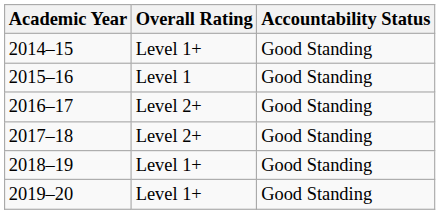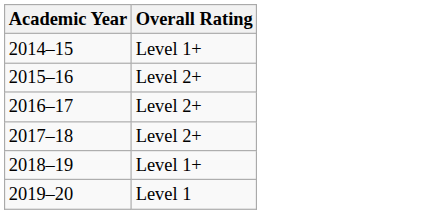- column: (346, 19)
(163, 77) Level 1 -> (169, 77) Level 2+
(169, 194) Level 1+ -> (163, 194) Level 1
